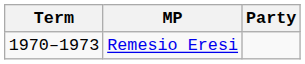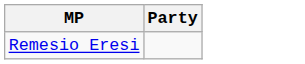- column: (54, 18)
